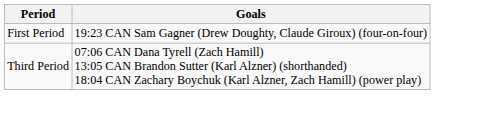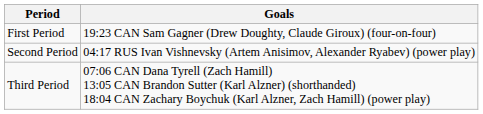+ row: (42, 52)
